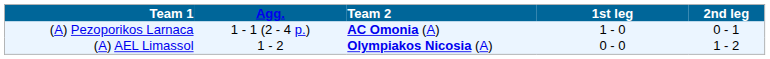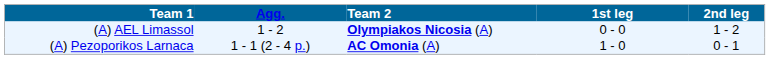rows swapped: (144, 46) <-> (122, 29)
